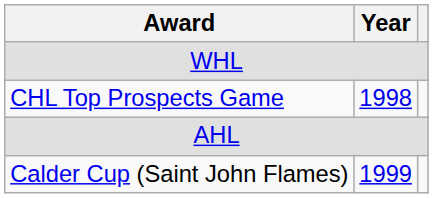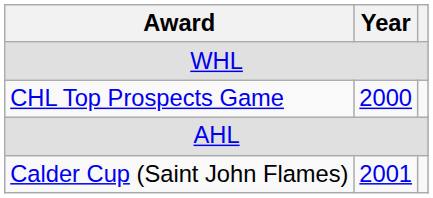(386, 98) 1998 -> (386, 98) 2000
(386, 173) 1999 -> (386, 173) 2001
